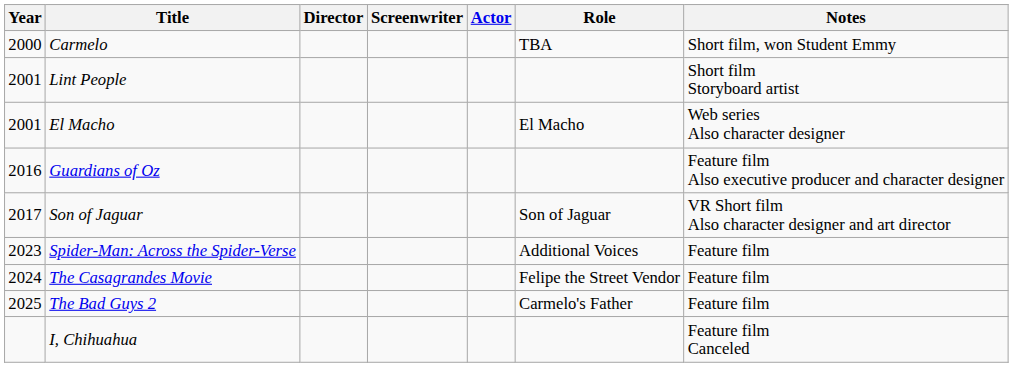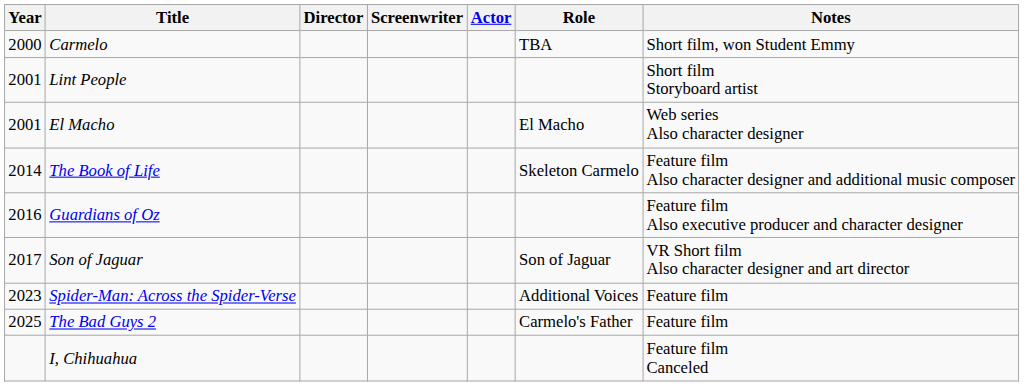+ row: (105, 170)
- row: (131, 277)
